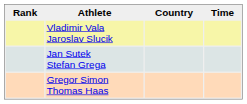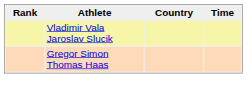- row: (76, 59)
